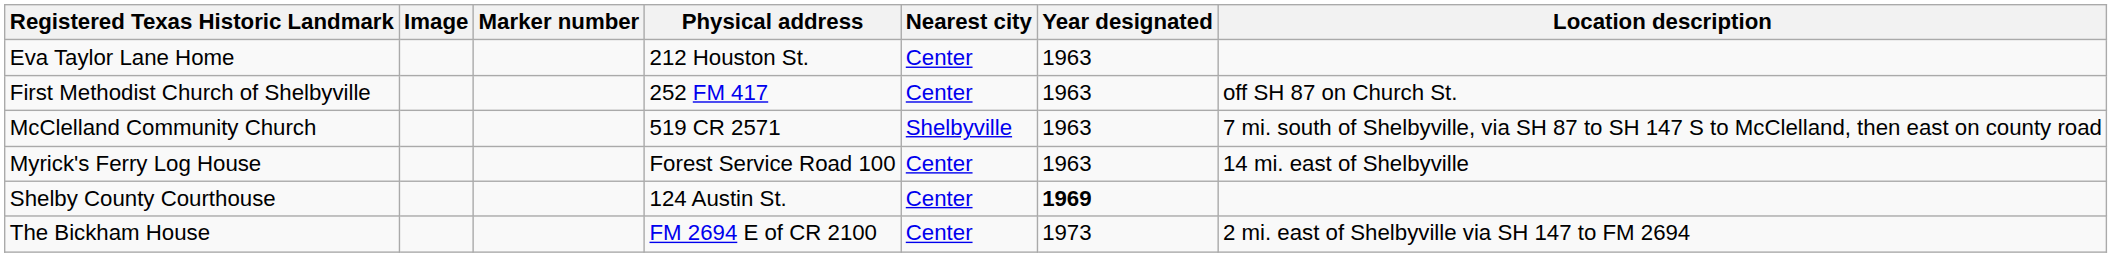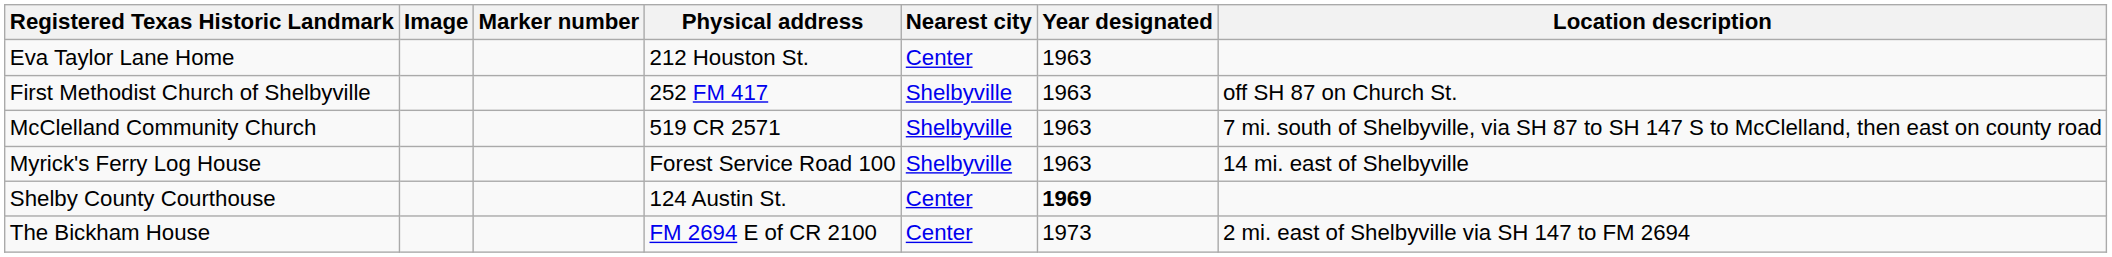(939, 92) Center -> (959, 92) Shelbyville
(939, 163) Center -> (959, 163) Shelbyville
